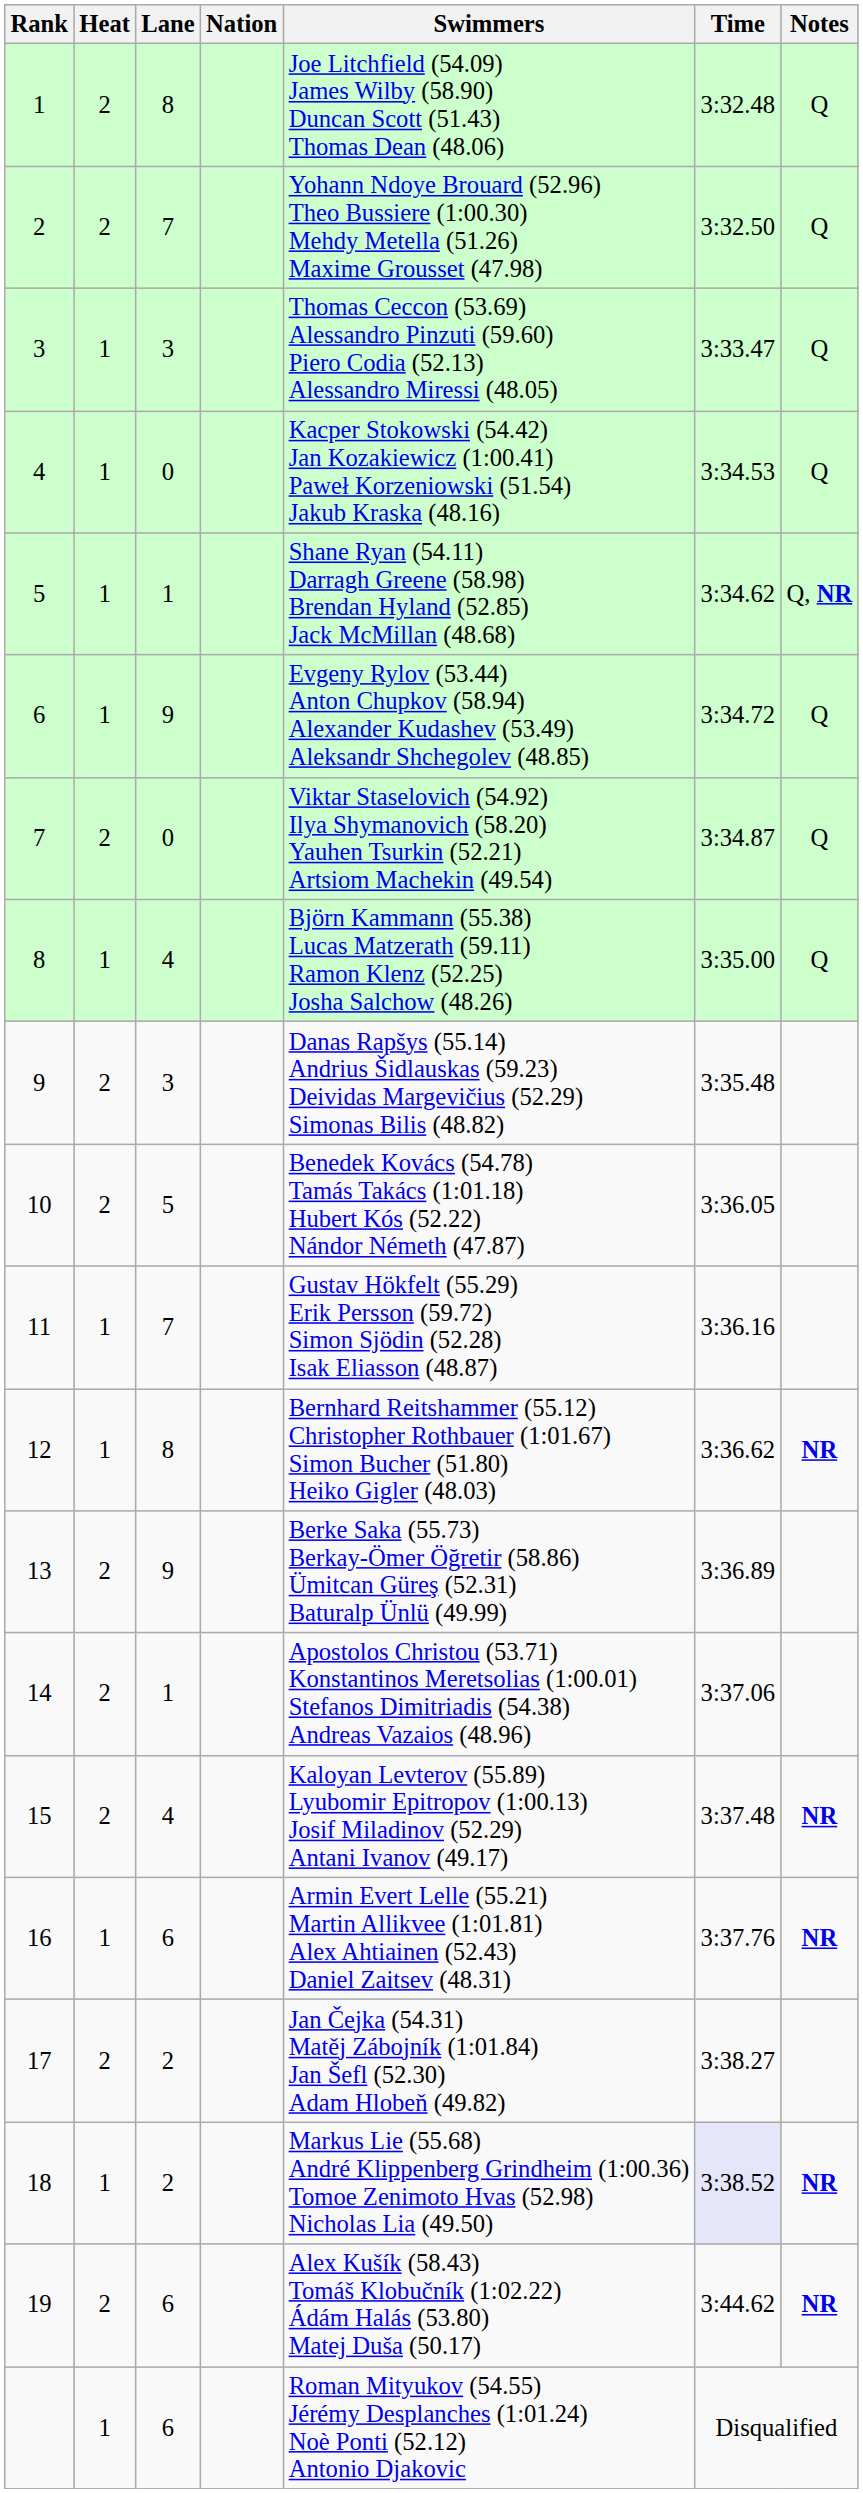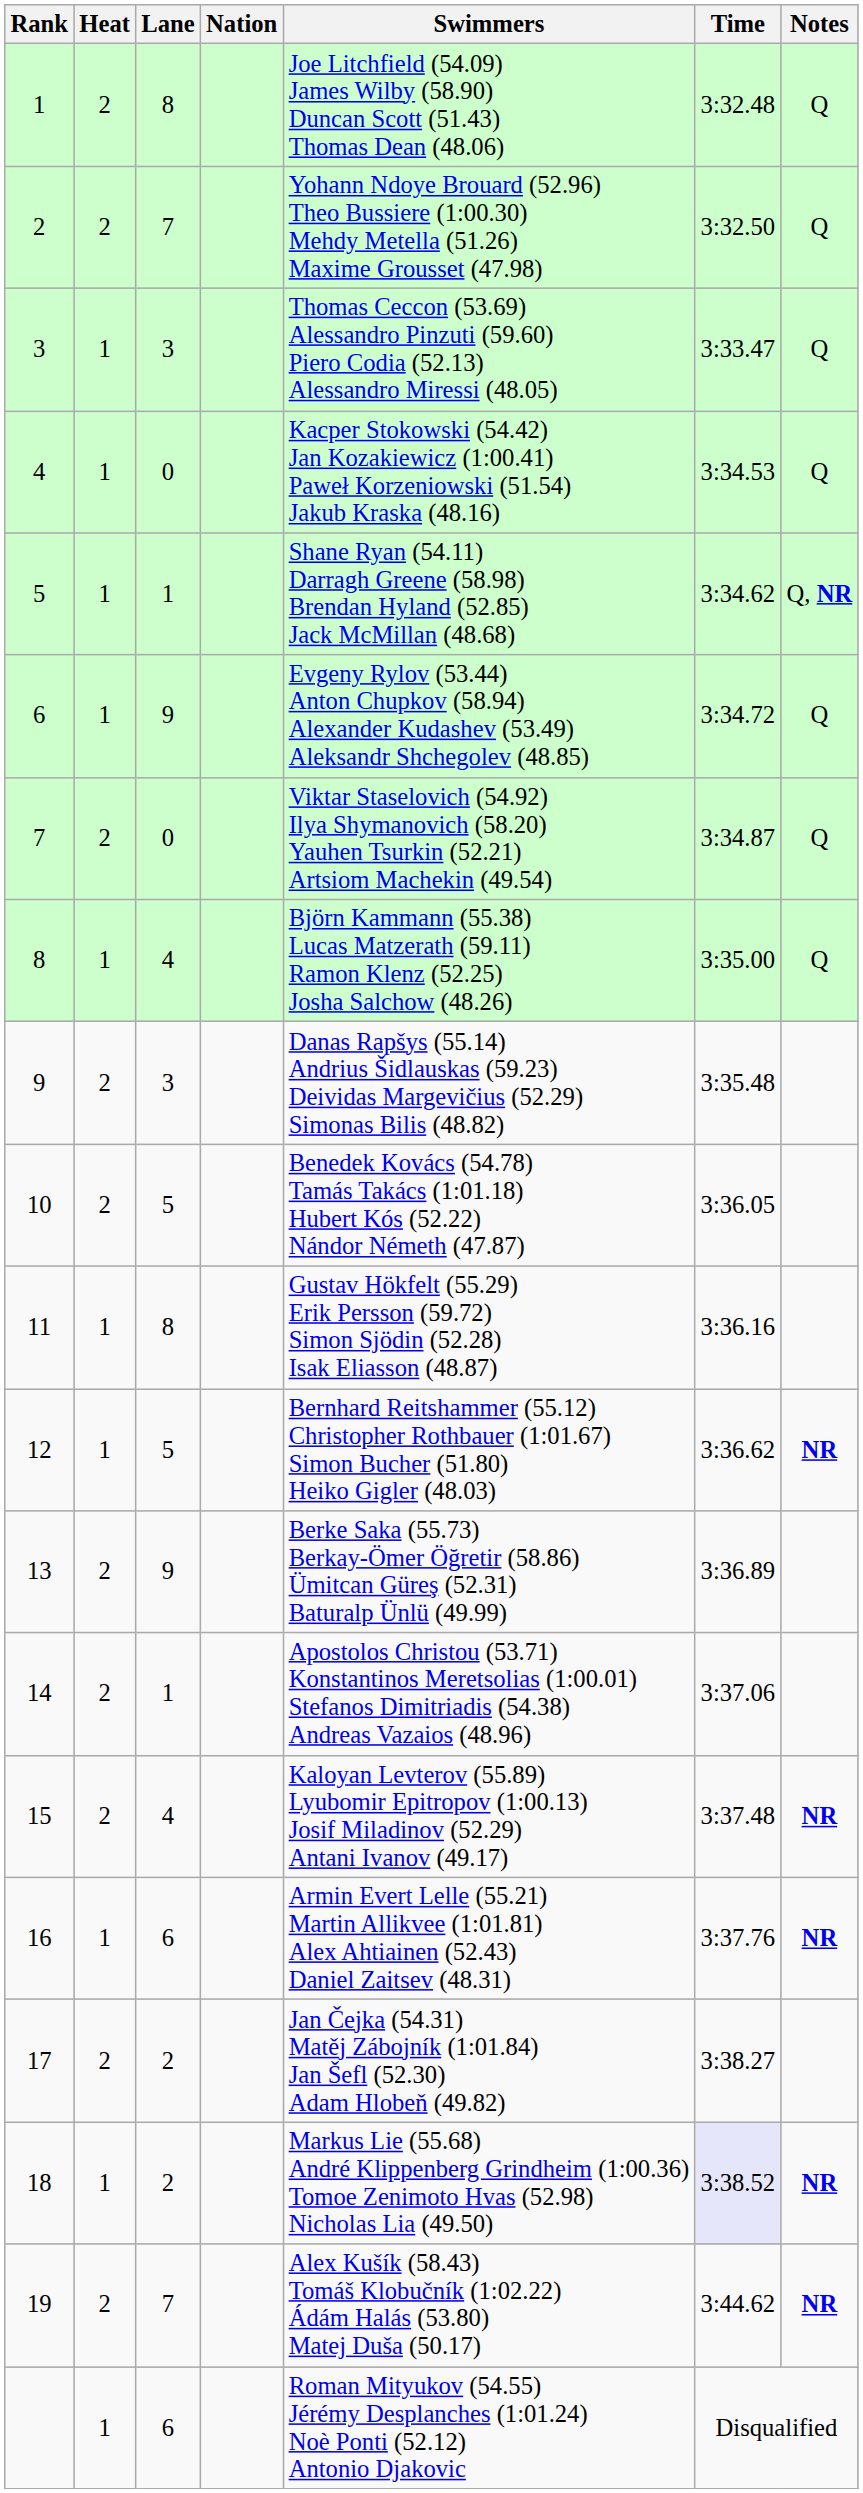(168, 1327) 7 -> (168, 1327) 8
(168, 1449) 8 -> (168, 1449) 5
(168, 2304) 6 -> (168, 2304) 7
